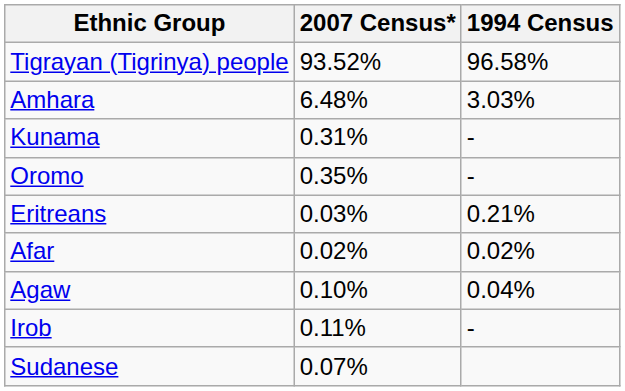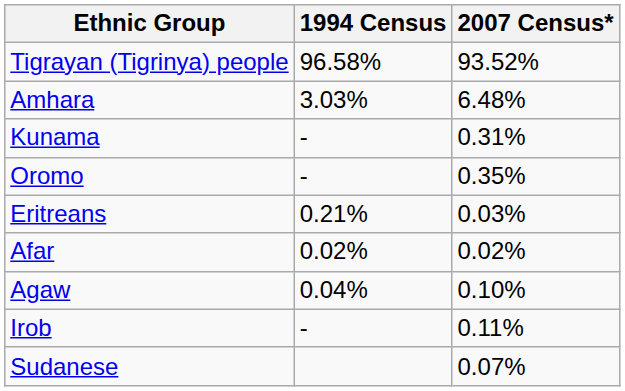columns swapped: (540, 23) <-> (378, 23)
